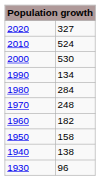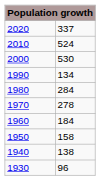(66, 28) 327 -> (66, 28) 337
(66, 105) 248 -> (66, 105) 278
(66, 121) 182 -> (66, 121) 184
